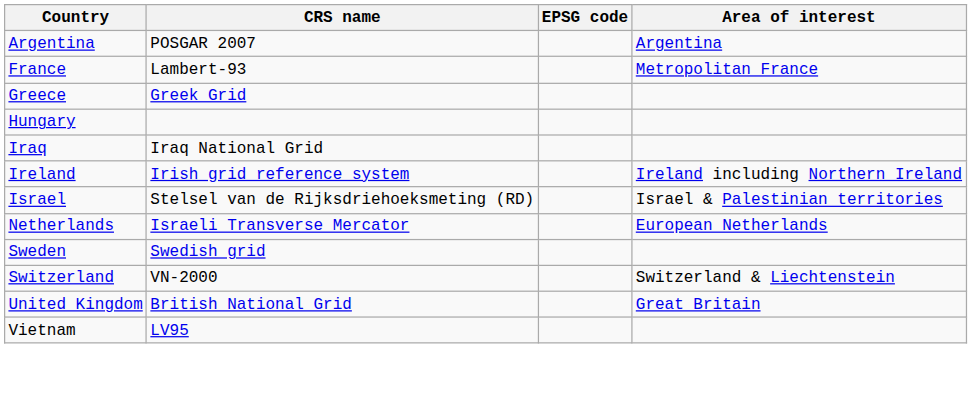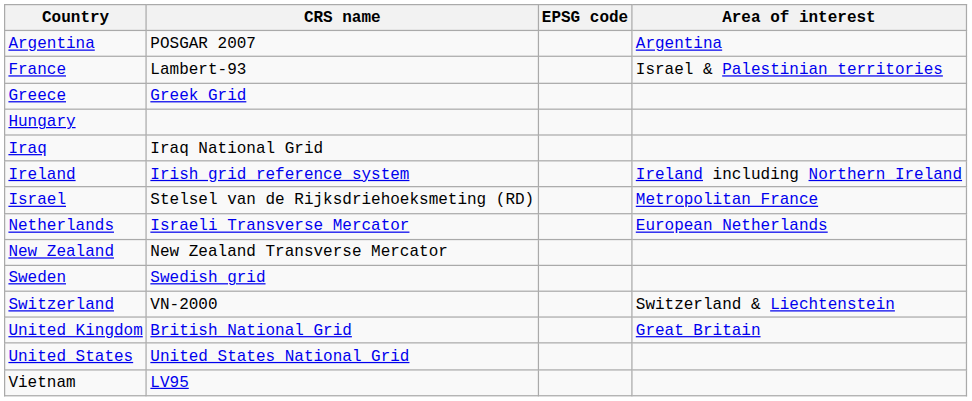(727, 70) Metropolitan France -> (789, 70) Israel & Palestinian territories
(789, 200) Israel & Palestinian territories -> (727, 200) Metropolitan France
+ row: (61, 252)
+ row: (71, 356)
